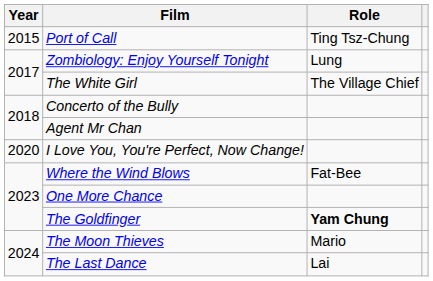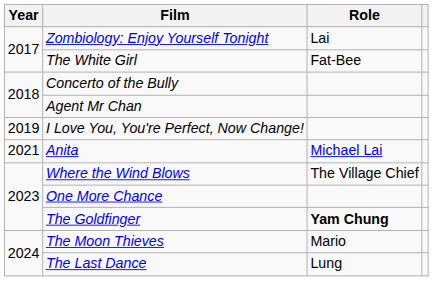- row: (81, 38)
(326, 60) Lung -> (320, 38) Lai
(365, 83) The Village Chief -> (336, 60) Fat-Bee
(24, 151) 2020 -> (24, 128) 2019
+ row: (62, 151)
(336, 173) Fat-Bee -> (365, 173) The Village Chief
(320, 264) Lai -> (326, 264) Lung
